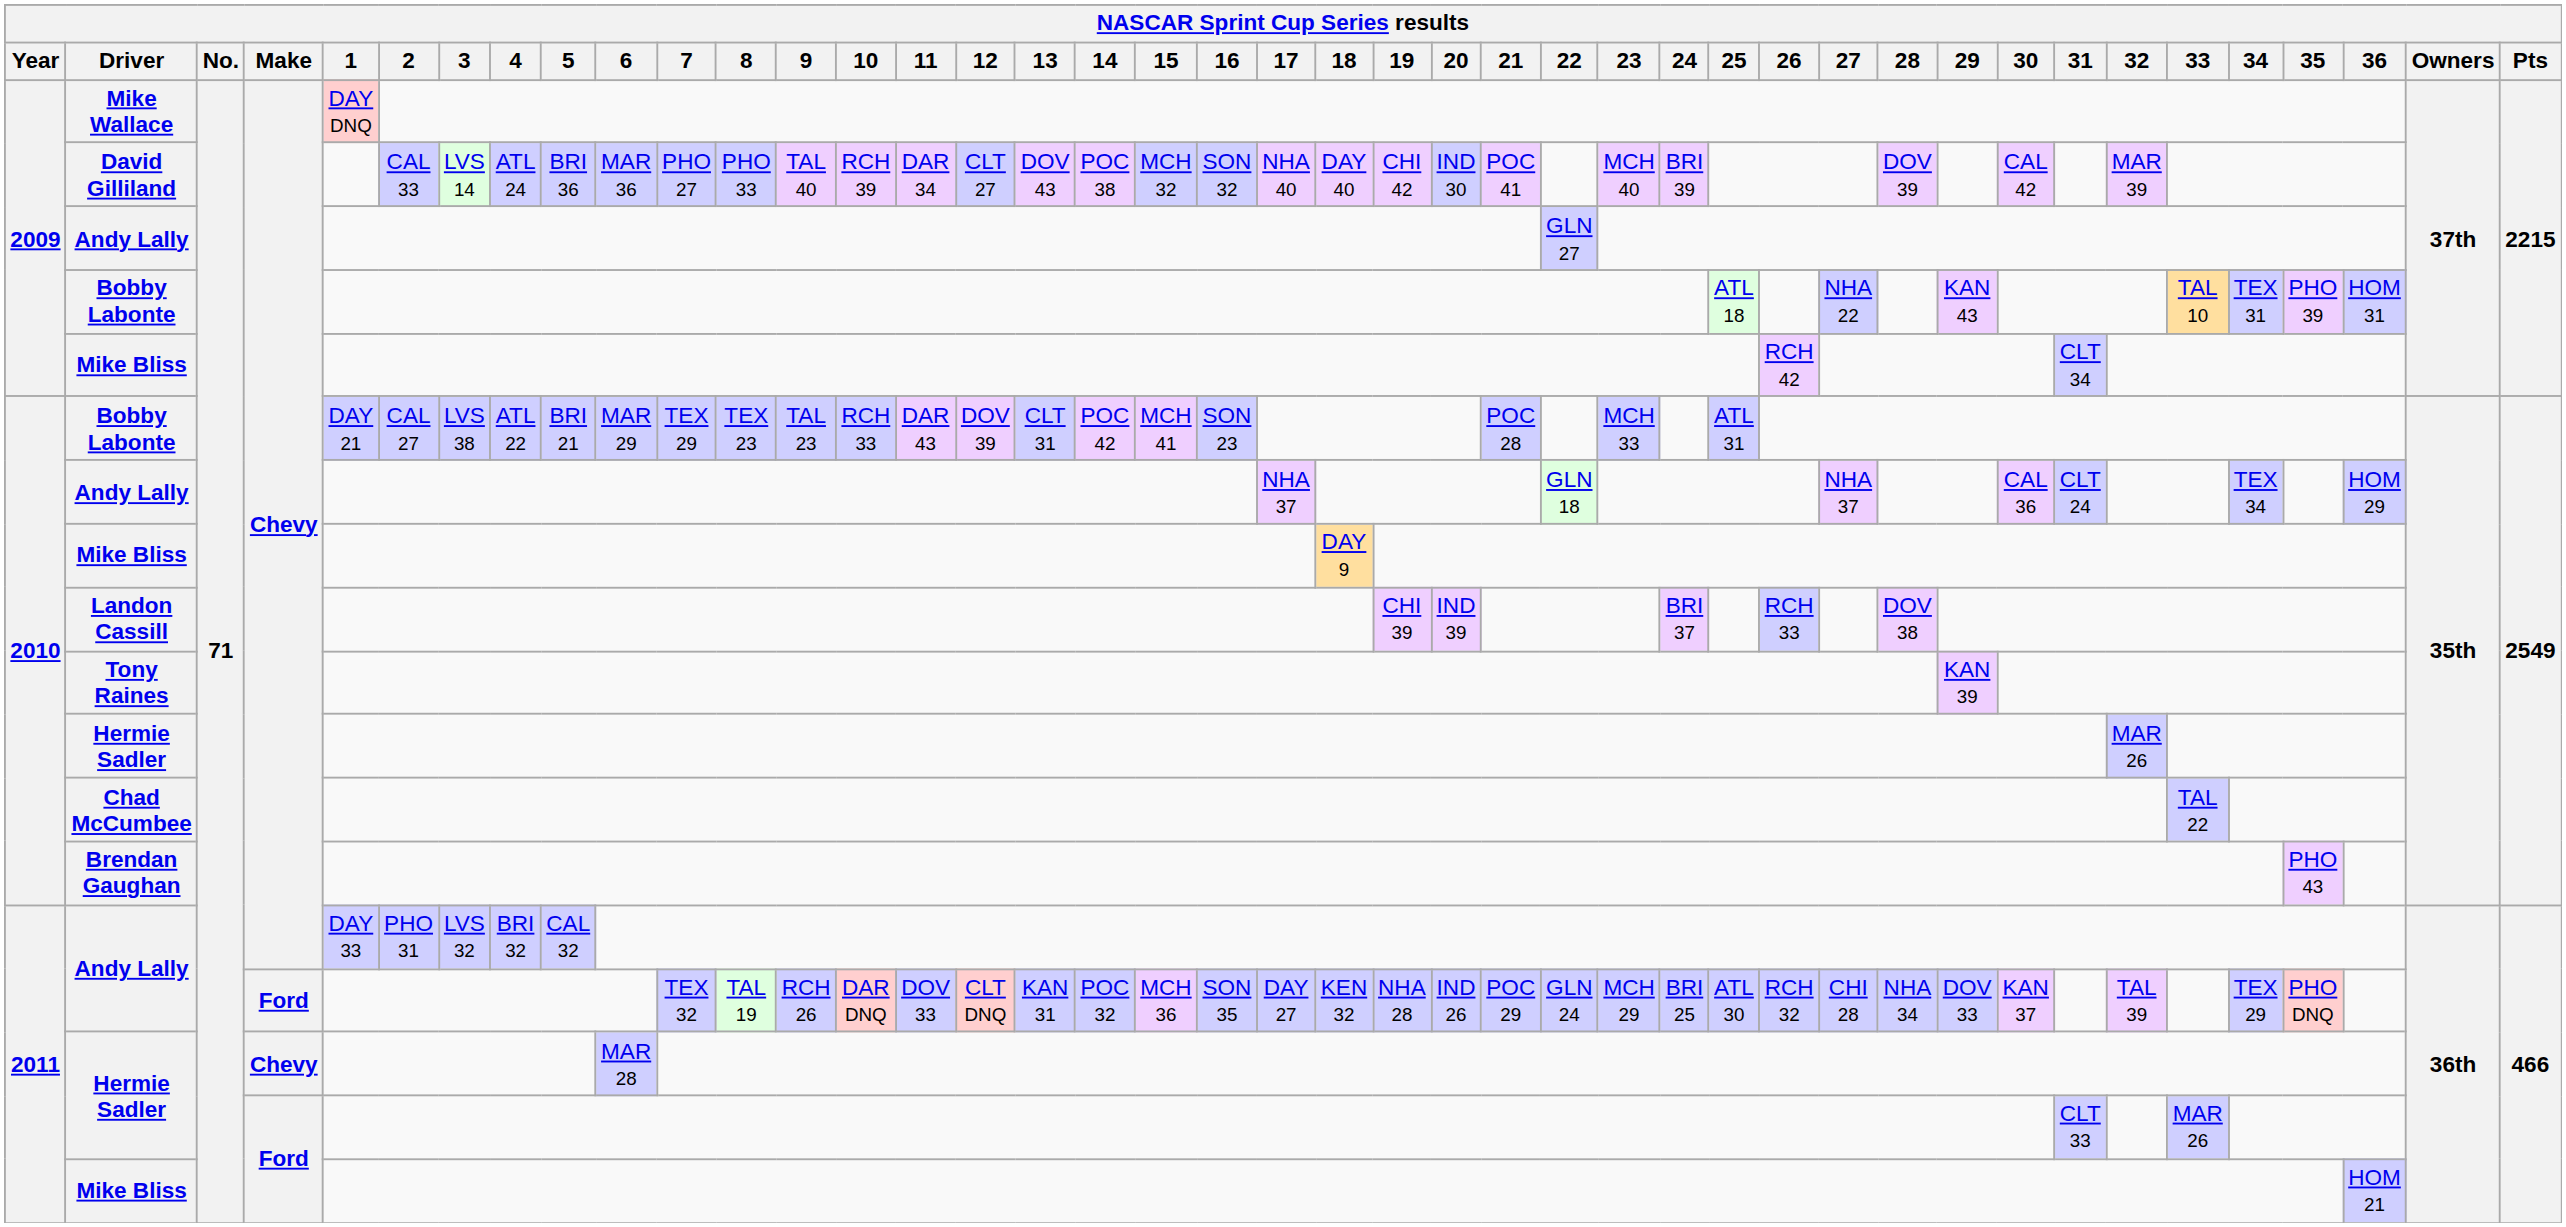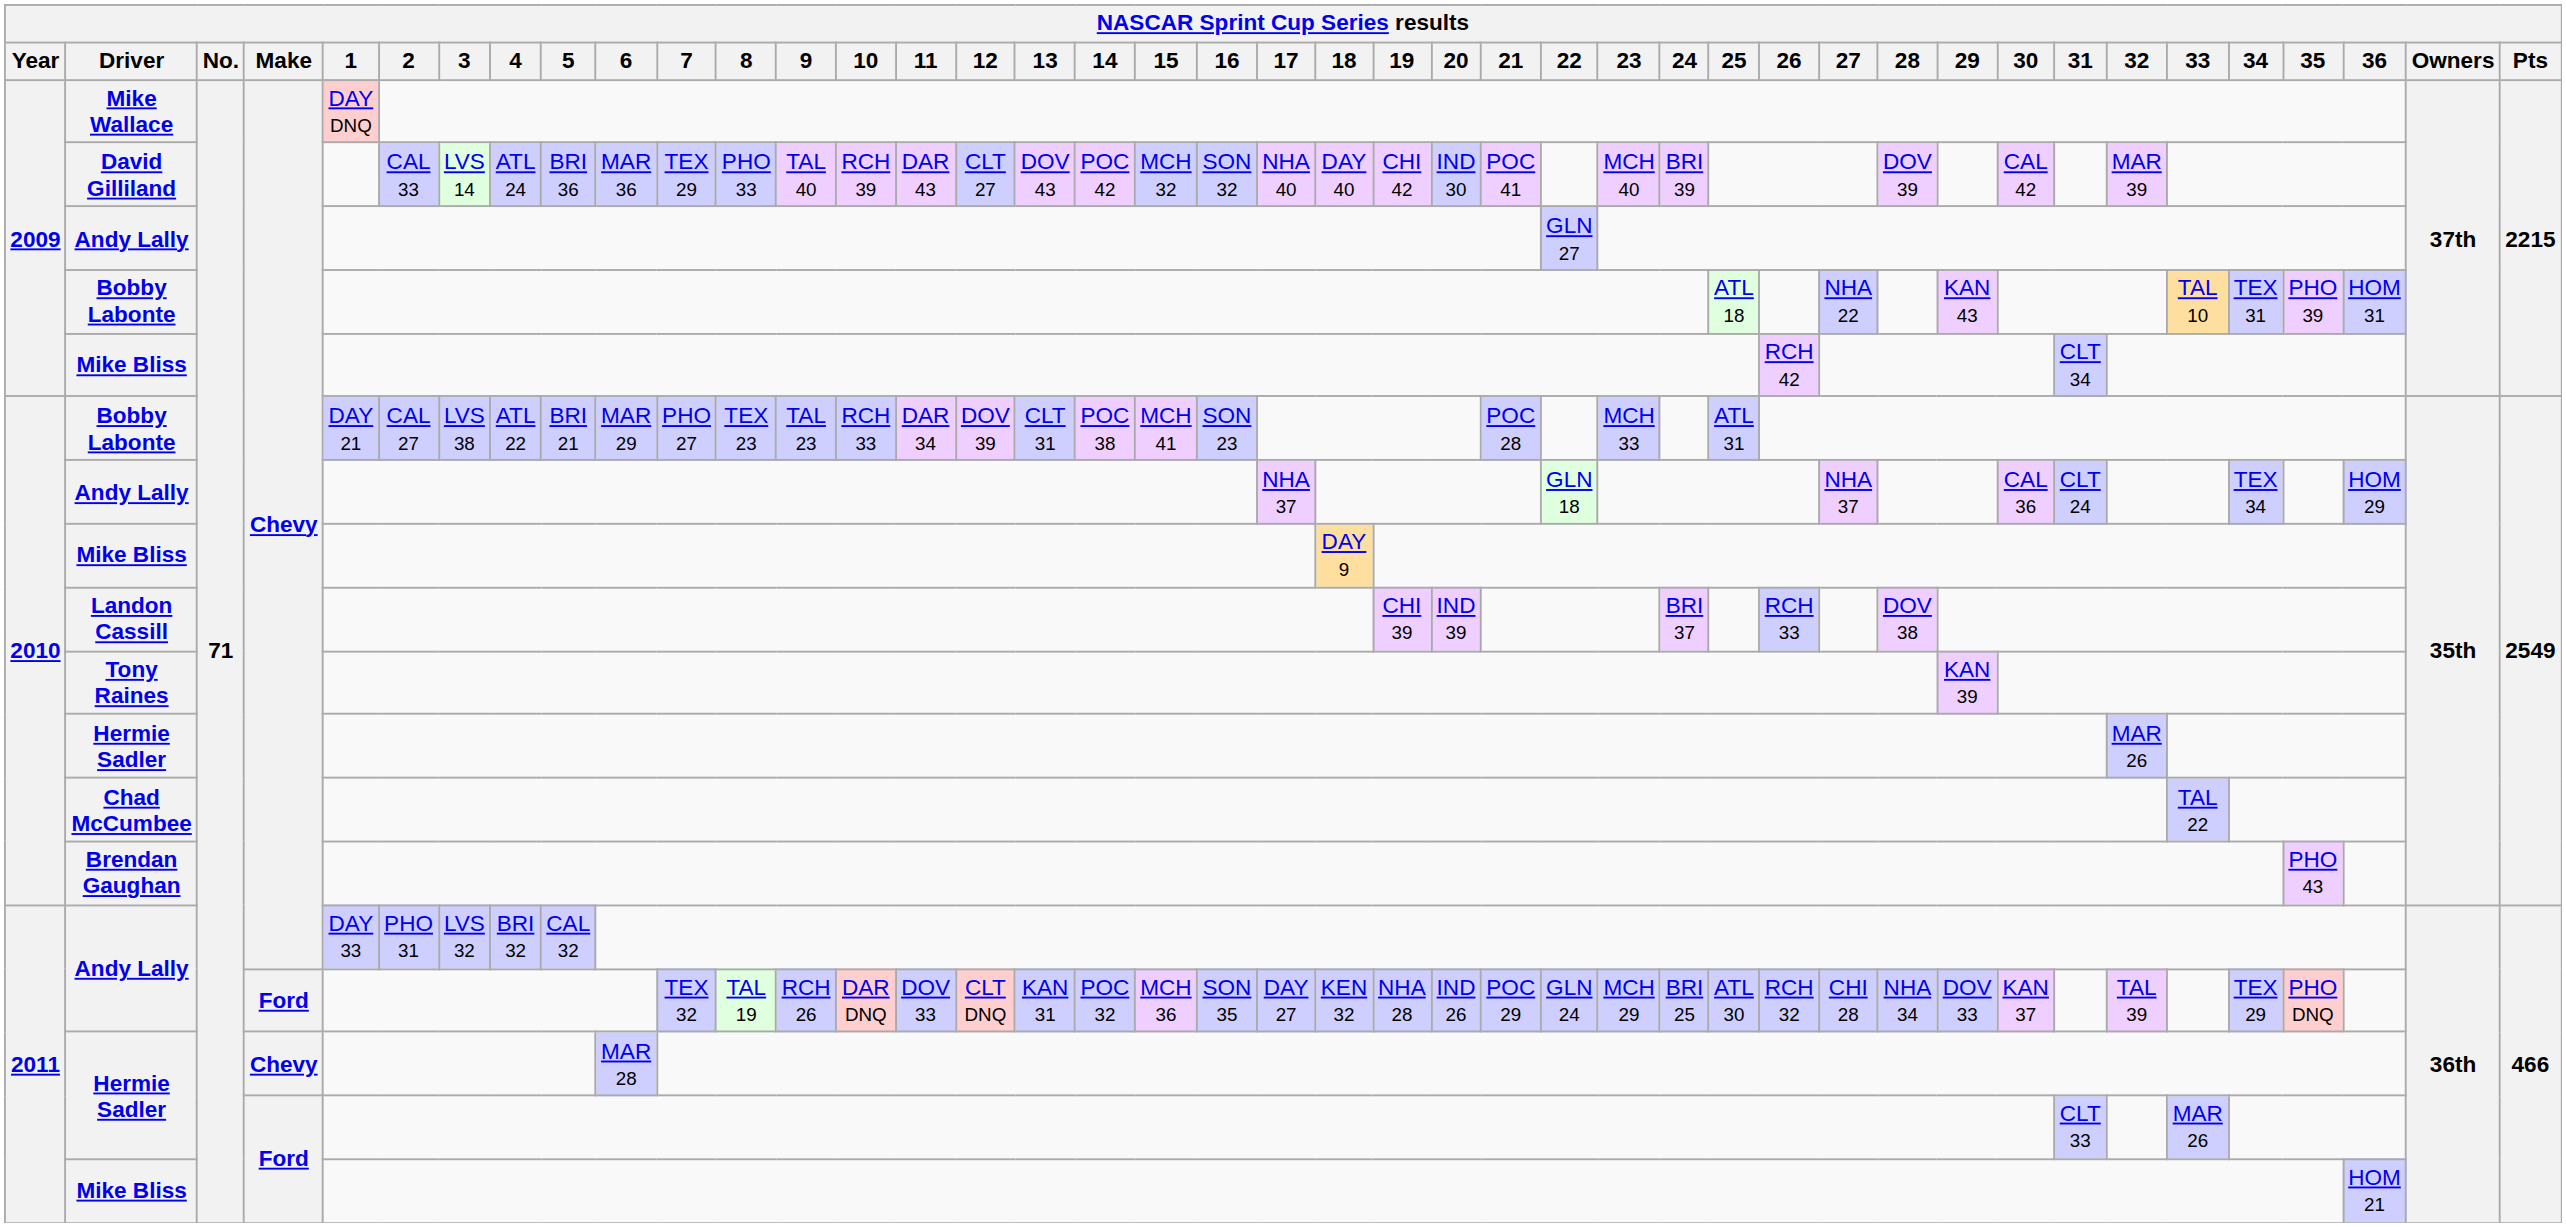(687, 174) PHO 27 -> (687, 174) TEX 29
(926, 174) DAR 34 -> (926, 174) DAR 43
(1105, 174) POC 38 -> (1105, 174) POC 42
(687, 428) TEX 29 -> (687, 428) PHO 27
(926, 428) DAR 43 -> (926, 428) DAR 34
(1105, 428) POC 42 -> (1105, 428) POC 38
